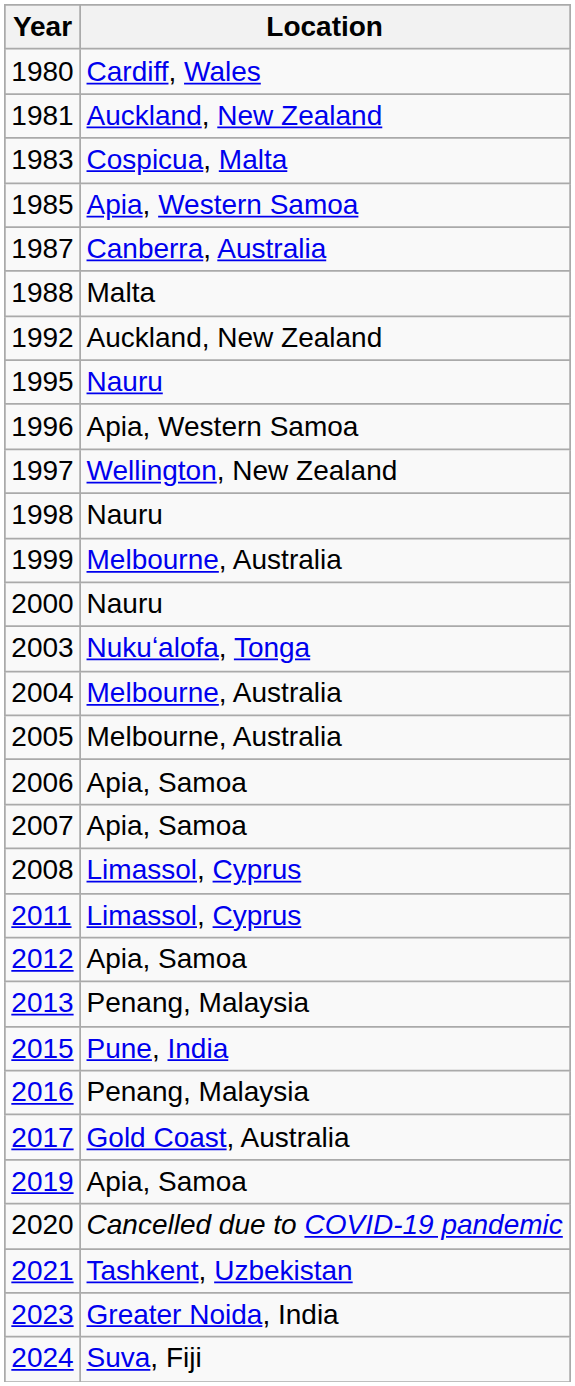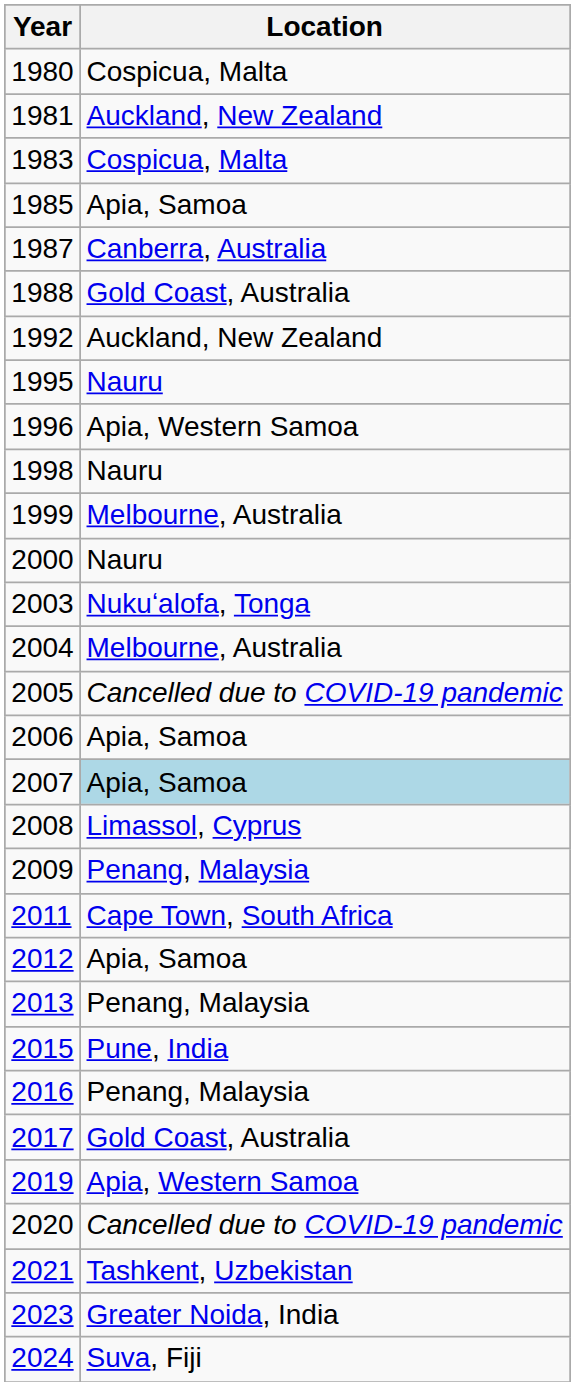(174, 71) Cardiff, Wales -> (187, 71) Cospicua, Malta
(222, 204) Apia, Western Samoa -> (167, 204) Apia, Samoa
(121, 293) Malta -> (218, 293) Gold Coast, Australia
- row: (42, 470)
(214, 737) Melbourne, Australia -> (325, 692) Cancelled due to COVID-19 pandemic
(167, 826) no background -> (167, 781) lightblue background
+ row: (42, 870)
(194, 914) Limassol, Cyprus -> (240, 914) Cape Town, South Africa
(167, 1181) Apia, Samoa -> (222, 1181) Apia, Western Samoa
